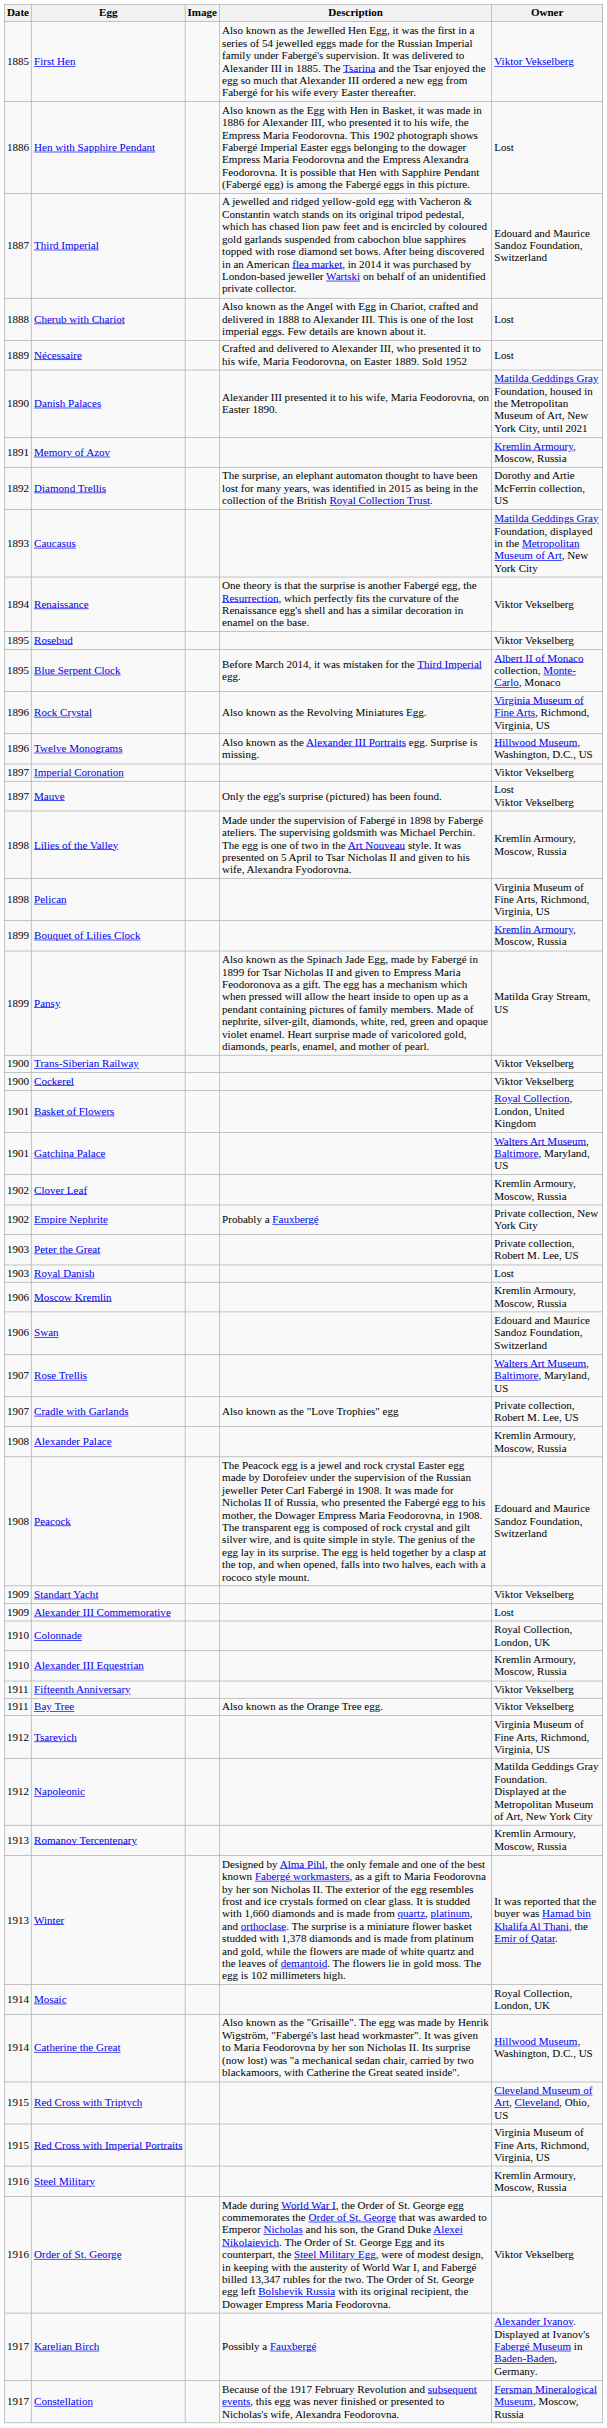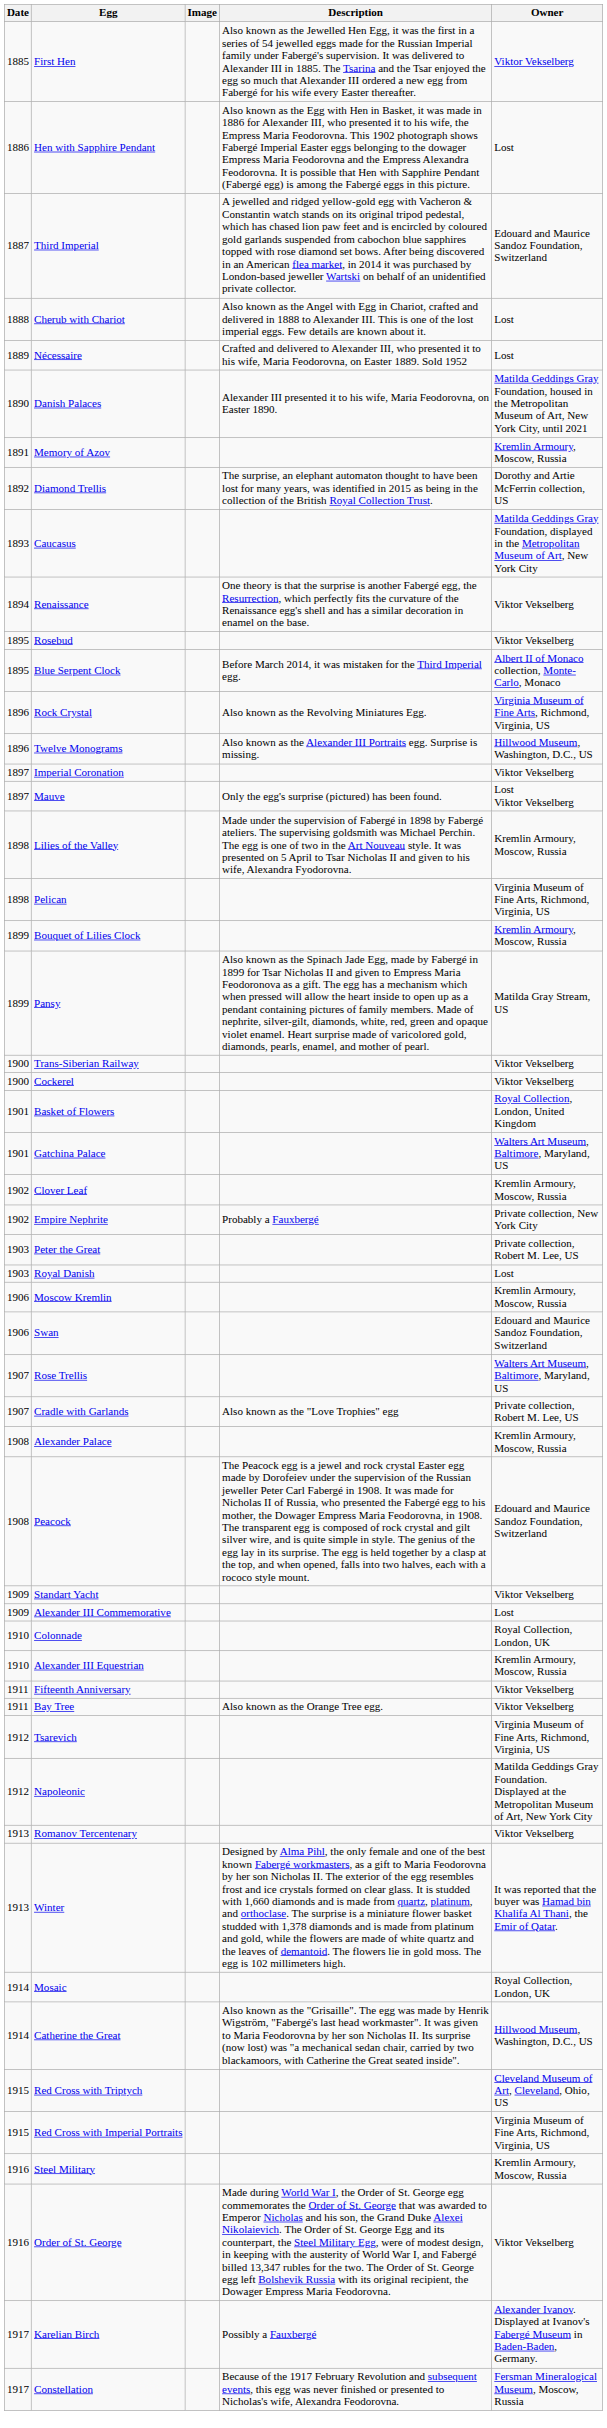(535, 1840) Kremlin Armoury, Moscow, Russia -> (534, 1834) Viktor Vekselberg
